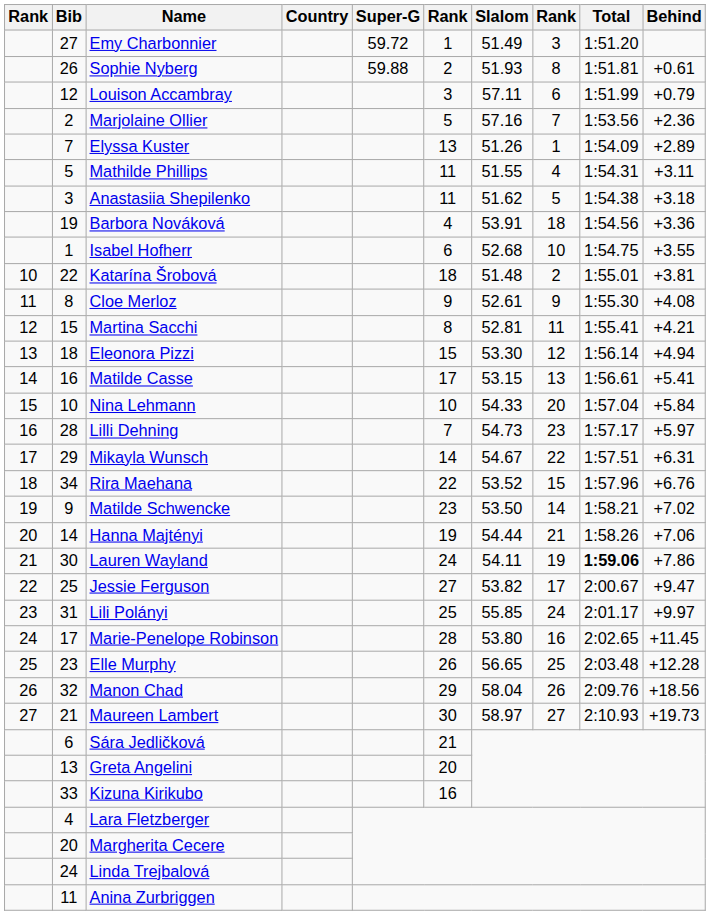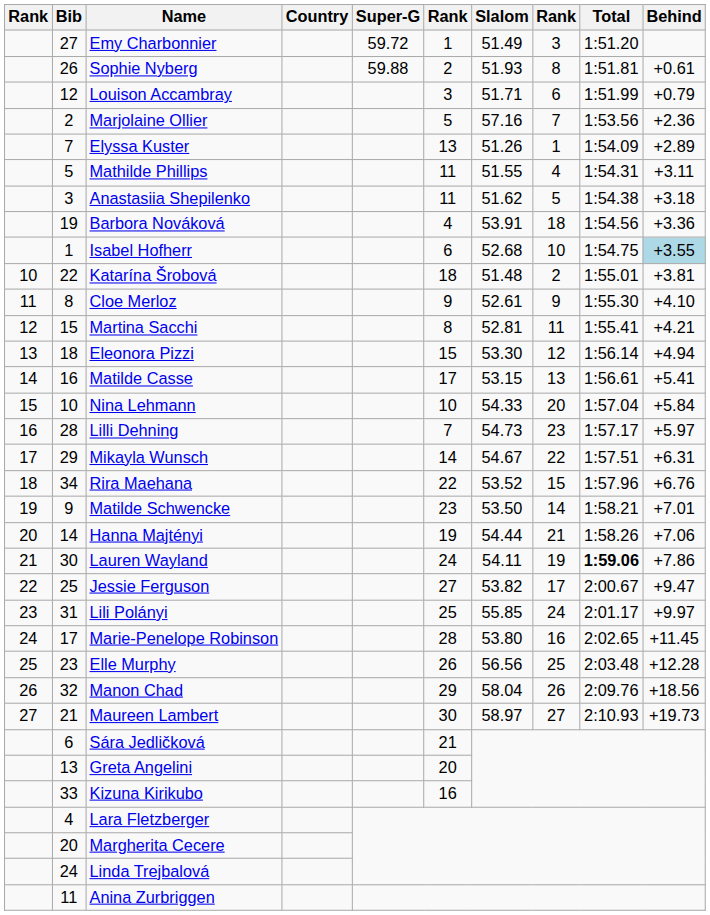(502, 95) 57.11 -> (502, 95) 51.71
(674, 250) no background -> (674, 250) lightblue background
(674, 302) +4.08 -> (674, 302) +4.10
(674, 509) +7.02 -> (674, 509) +7.01
(502, 664) 56.65 -> (502, 664) 56.56
